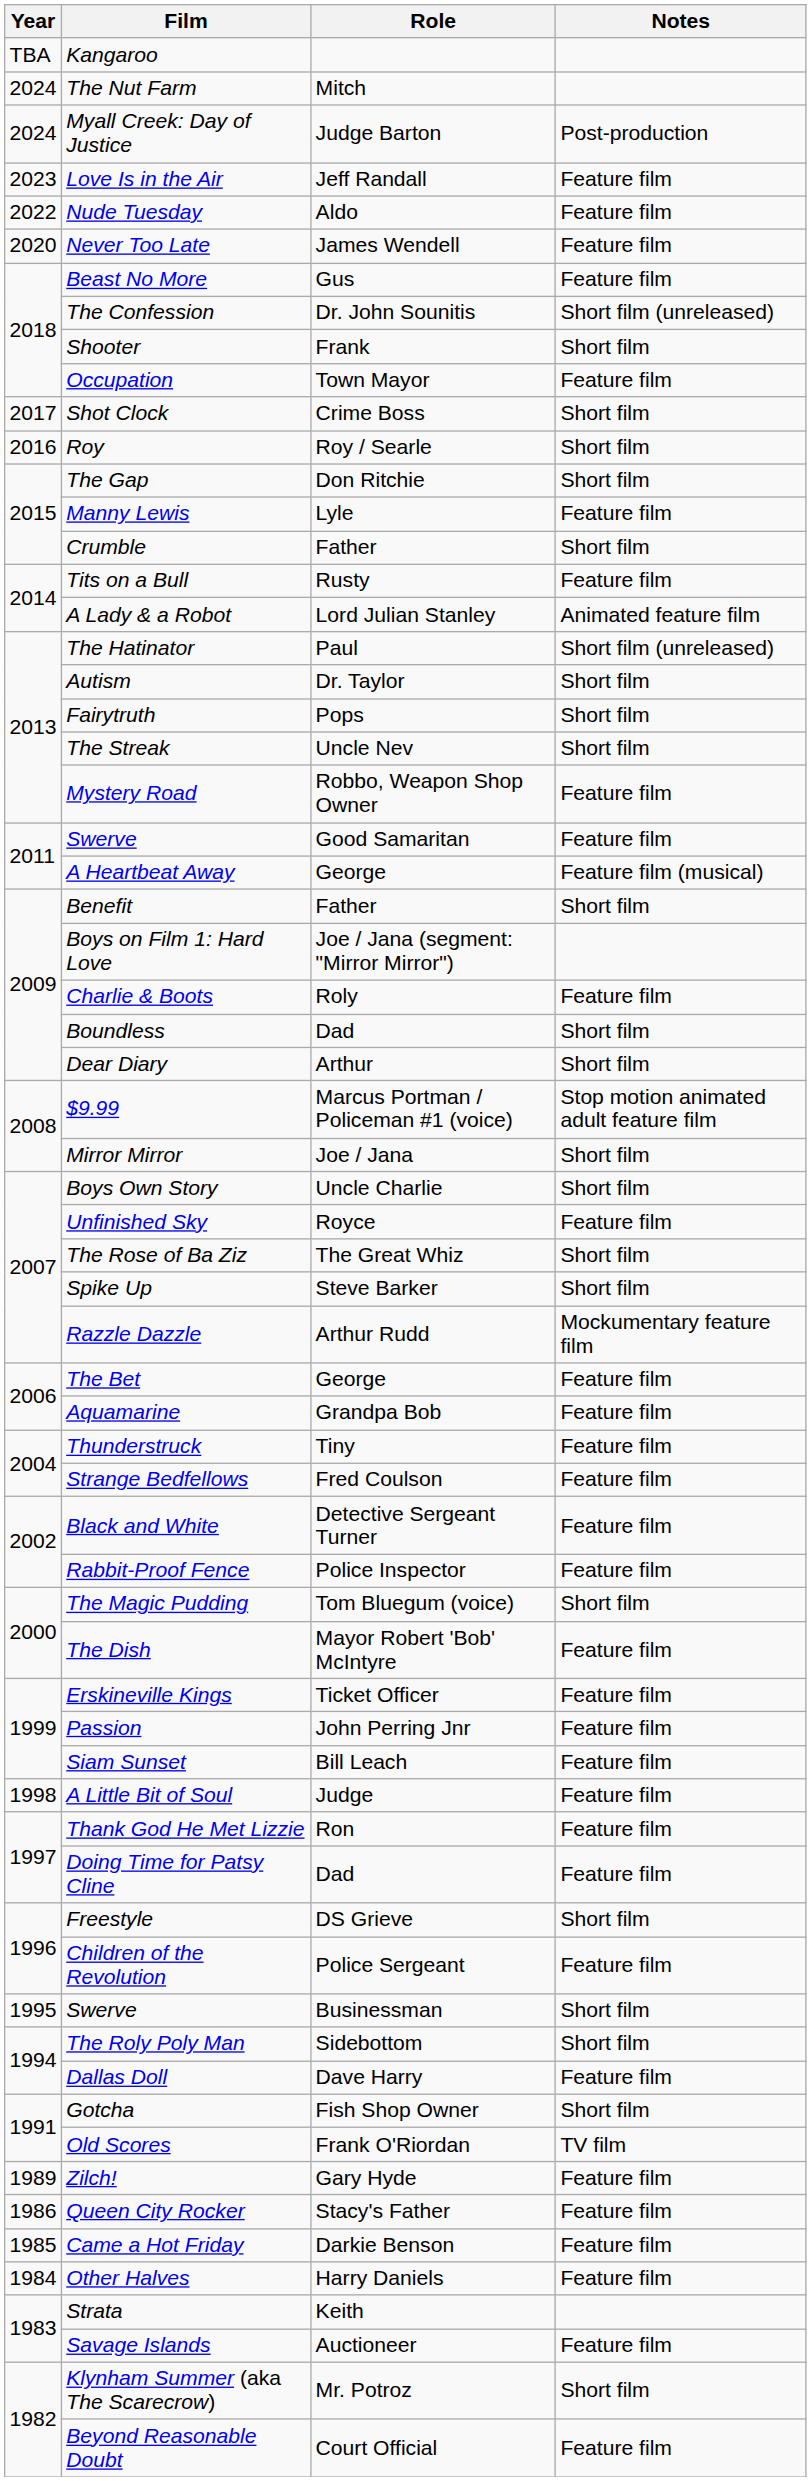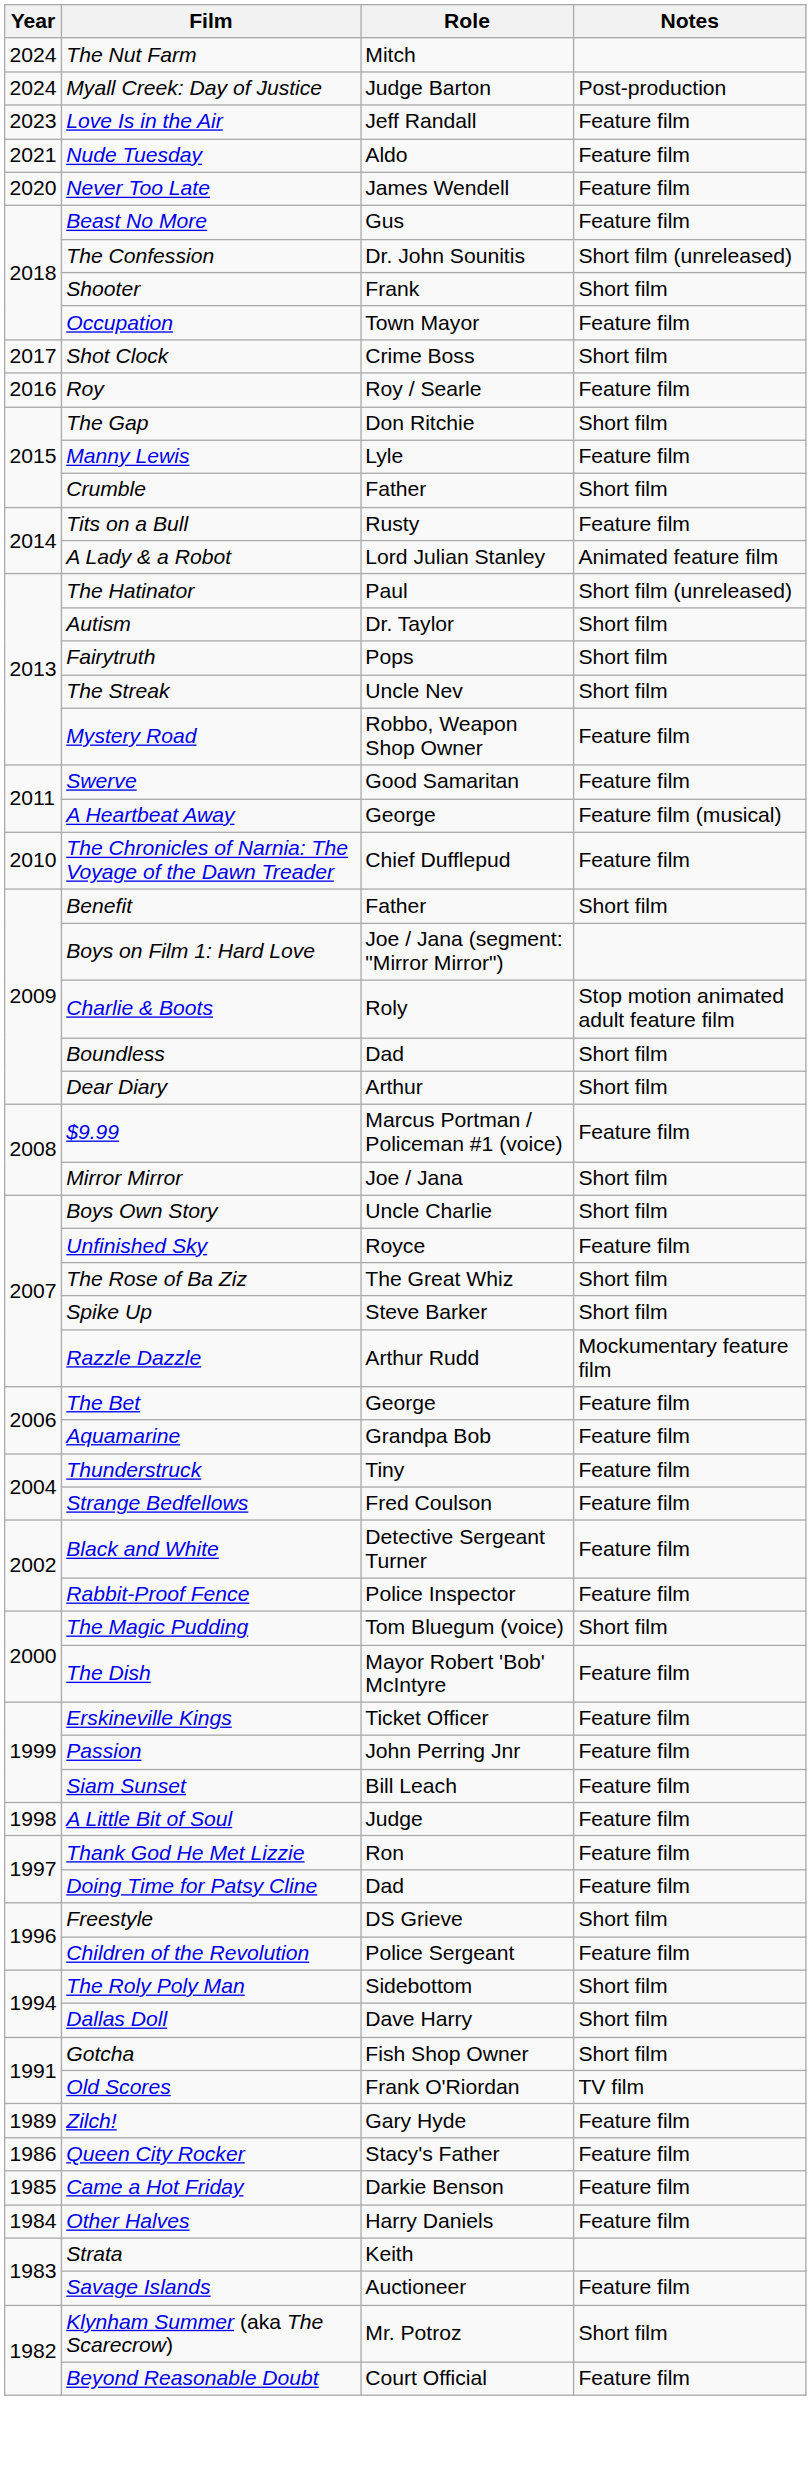- row: (112, 54)
(33, 212) 2022 -> (33, 155) 2021
(605, 446) Short film -> (634, 389) Feature film
+ row: (207, 860)
(616, 996) Feature film -> (681, 1008) Stop motion animated adult feature film
(663, 1109) Stop motion animated adult feature film -> (634, 1133) Feature film
- row: (101, 2010)
(616, 2077) Feature film -> (623, 2020) Short film
